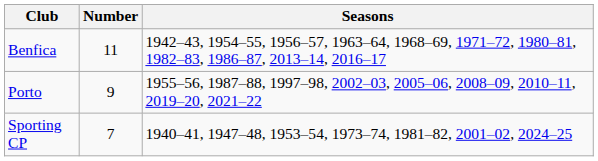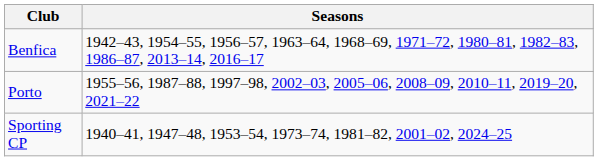- column: (111, 16)
